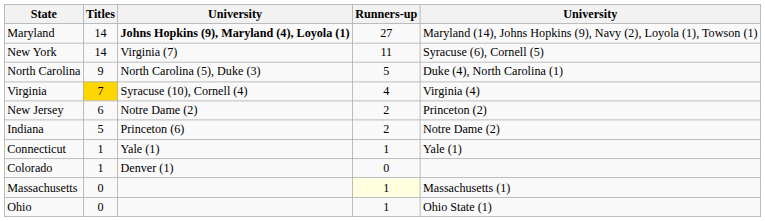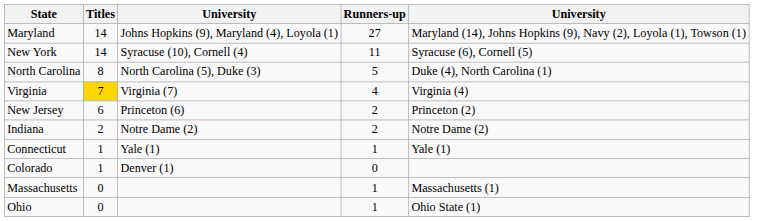(235, 33) bold -> (229, 33) normal
(149, 52) Virginia (7) -> (184, 52) Syracuse (10), Cornell (4)
(100, 71) 9 -> (100, 71) 8
(184, 91) Syracuse (10), Cornell (4) -> (149, 91) Virginia (7)
(159, 110) Notre Dame (2) -> (152, 110) Princeton (6)
(100, 129) 5 -> (100, 129) 2
(152, 129) Princeton (6) -> (159, 129) Notre Dame (2)
(386, 187) lightyellow background -> (375, 187) no background
